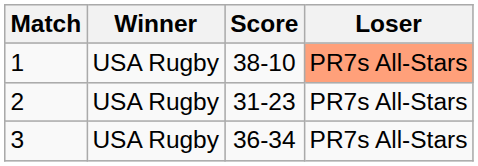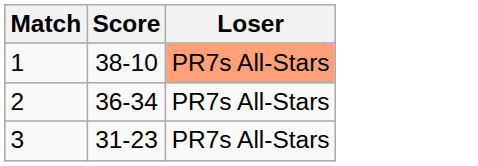- column: (156, 23)
(264, 101) 31-23 -> (126, 101) 36-34
(264, 140) 36-34 -> (126, 140) 31-23
